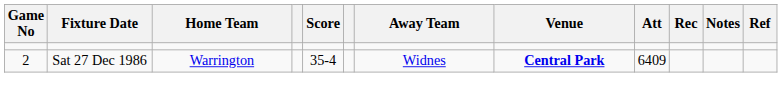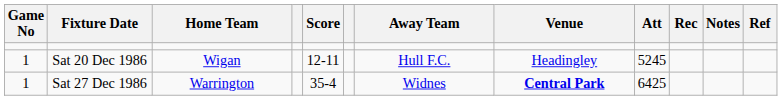+ row: (100, 60)
(26, 60) 2 -> (26, 83) 1
(652, 60) 6409 -> (652, 83) 6425
